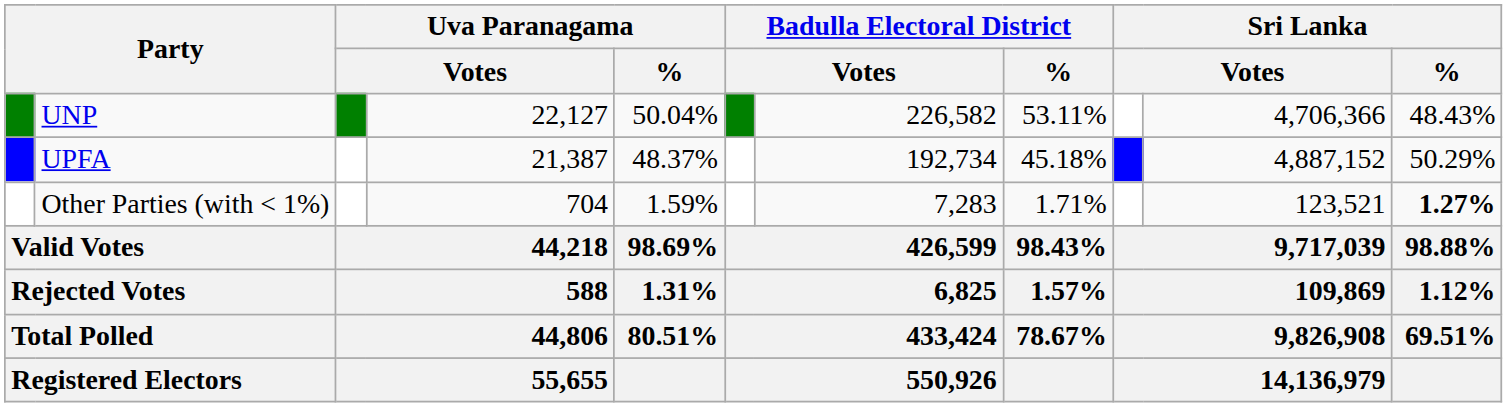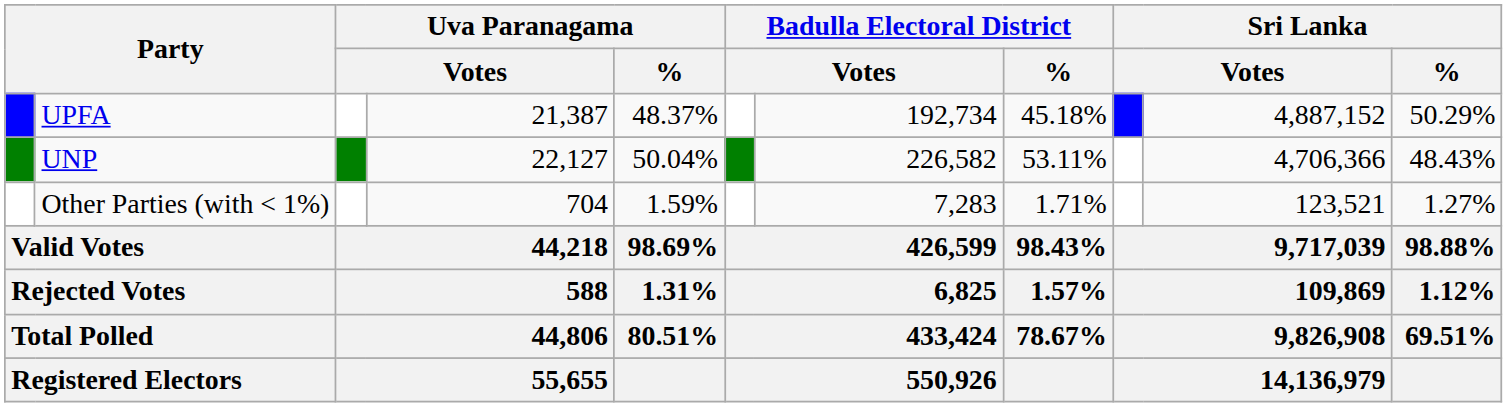rows swapped: (69, 114) <-> (76, 159)
(1457, 203) bold -> (1459, 203) normal
